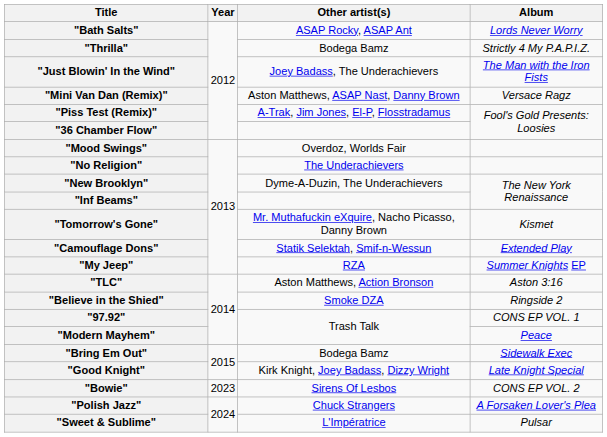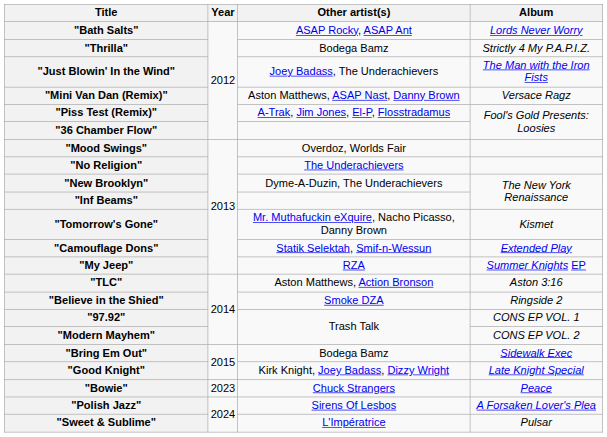(536, 335) Peace -> (536, 335) CONS EP VOL. 2
(354, 388) Sirens Of Lesbos -> (354, 388) Chuck Strangers
(536, 388) CONS EP VOL. 2 -> (536, 388) Peace
(354, 405) Chuck Strangers -> (354, 405) Sirens Of Lesbos
